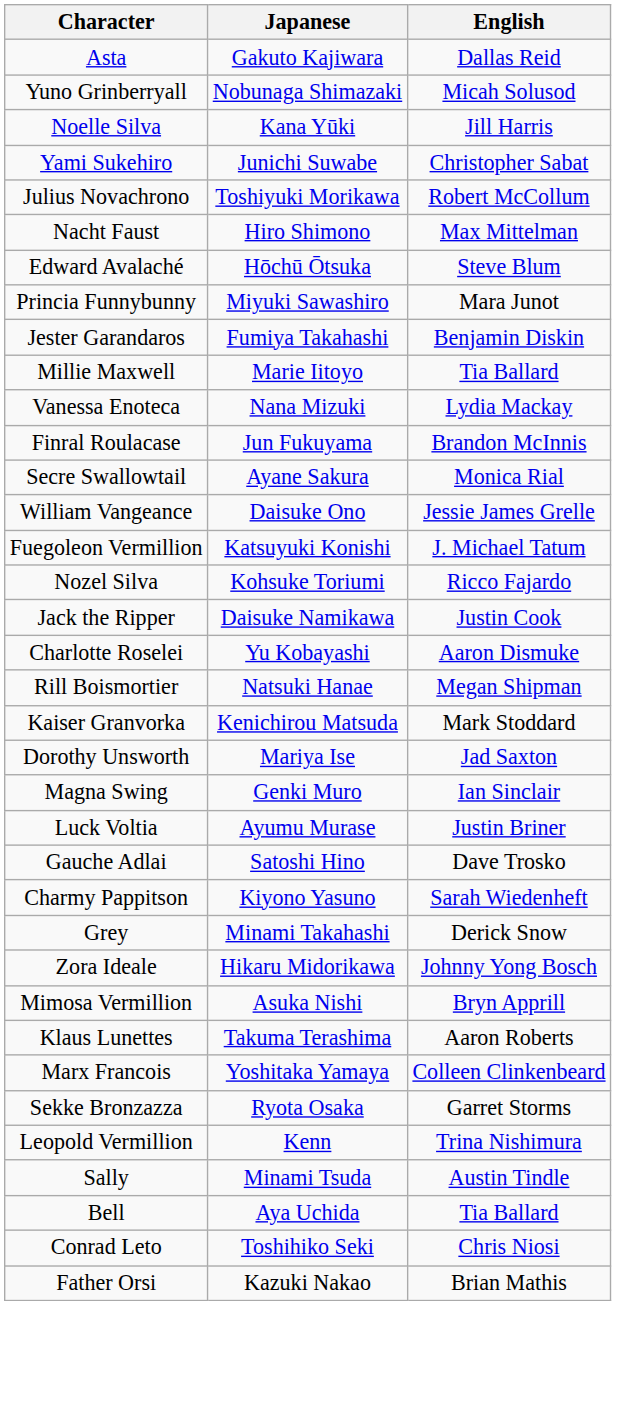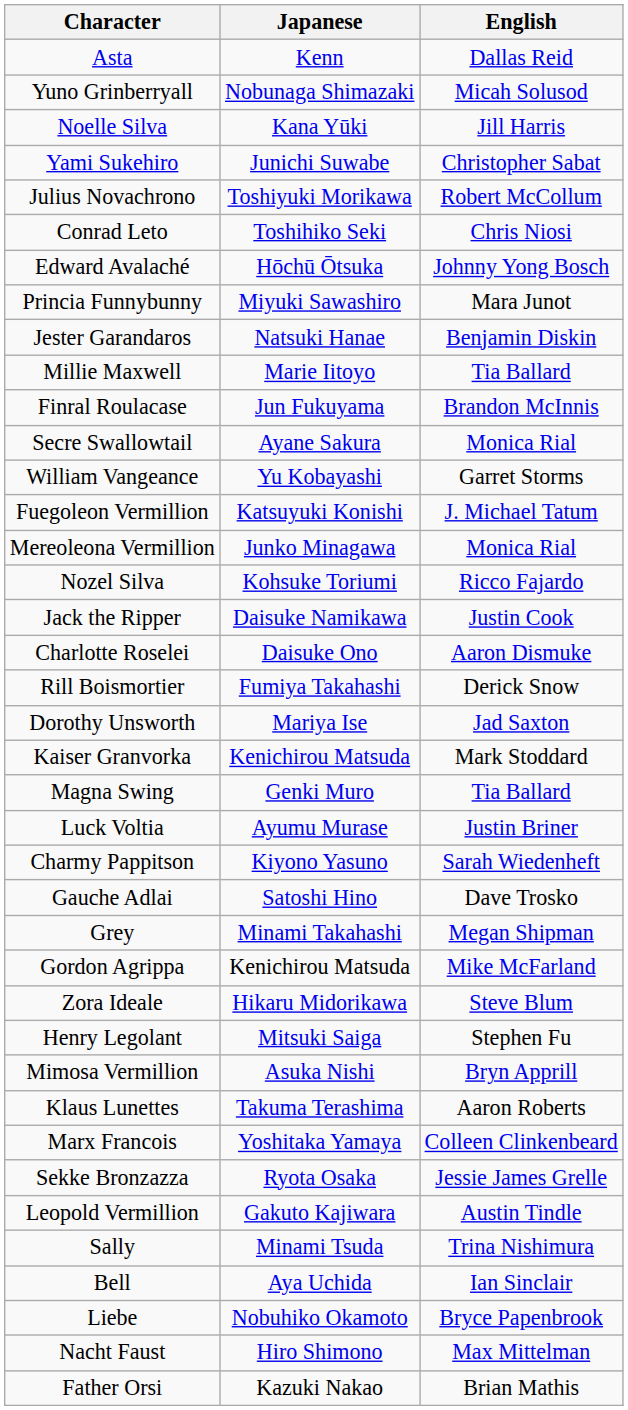(307, 57) Gakuto Kajiwara -> (320, 57) Kenn
rows swapped: (106, 1247) <-> (106, 232)
(509, 267) Steve Blum -> (521, 267) Johnny Yong Bosch
(307, 337) Fumiya Takahashi -> (320, 337) Natsuki Hanae
- row: (106, 407)
(307, 512) Daisuke Ono -> (320, 477) Yu Kobayashi
(509, 512) Jessie James Grelle -> (521, 477) Garret Storms
+ row: (112, 547)
(307, 652) Yu Kobayashi -> (320, 652) Daisuke Ono
(307, 687) Natsuki Hanae -> (320, 687) Fumiya Takahashi
(509, 687) Megan Shipman -> (521, 687) Derick Snow
rows swapped: (106, 757) <-> (106, 722)
(509, 792) Ian Sinclair -> (521, 792) Tia Ballard
rows swapped: (106, 862) <-> (106, 897)
(509, 932) Derick Snow -> (521, 932) Megan Shipman
+ row: (112, 967)
(509, 967) Johnny Yong Bosch -> (521, 1002) Steve Blum
+ row: (112, 1037)
(509, 1107) Garret Storms -> (521, 1177) Jessie James Grelle
(307, 1142) Kenn -> (320, 1212) Gakuto Kajiwara
(509, 1142) Trina Nishimura -> (521, 1212) Austin Tindle
(509, 1177) Austin Tindle -> (521, 1247) Trina Nishimura
(509, 1212) Tia Ballard -> (521, 1282) Ian Sinclair
+ row: (112, 1317)
